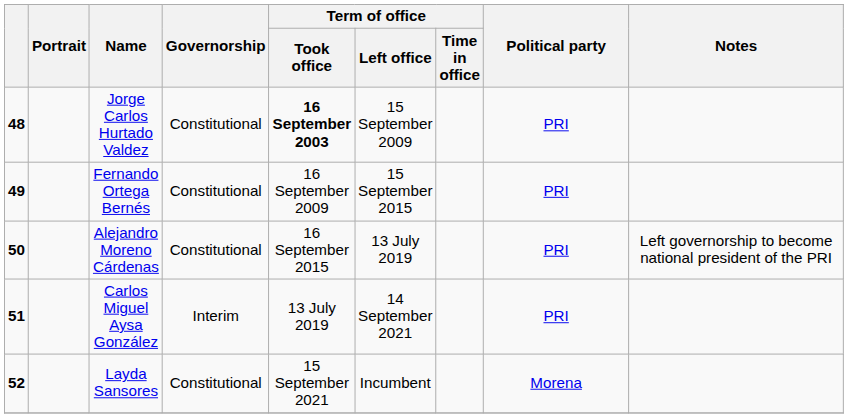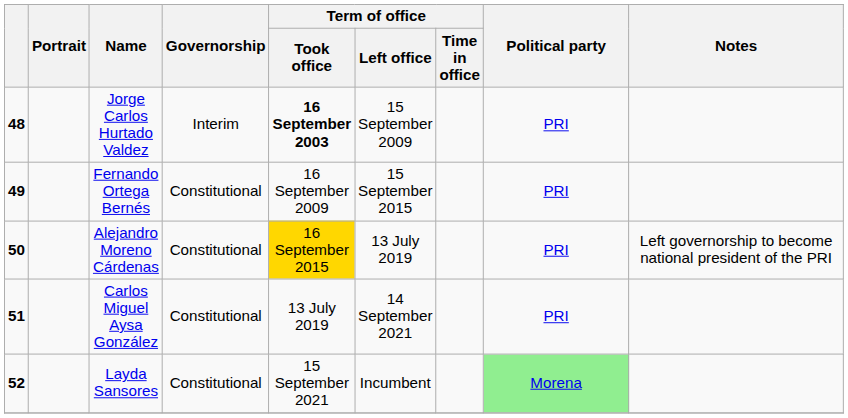(216, 124) Constitutional -> (216, 124) Interim
(312, 249) no background -> (312, 249) gold background
(216, 316) Interim -> (216, 316) Constitutional
(556, 383) no background -> (556, 383) lightgreen background
